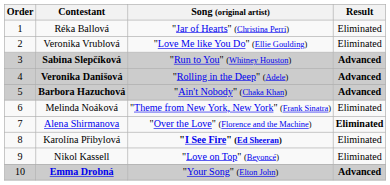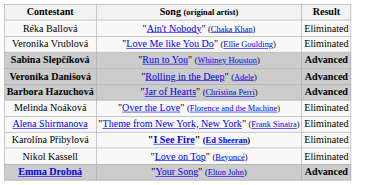- column: (20, 12)
(231, 28) "Jar of Hearts" (Christina Perri) -> (199, 28) "Ain't Nobody" (Chaka Khan)
(231, 92) "Ain't Nobody" (Chaka Khan) -> (199, 92) "Jar of Hearts" (Christina Perri)
(231, 108) "Theme from New York, New York" (Frank Sinatra) -> (199, 108) "Over the Love" (Florence and the Machine)
(231, 124) "Over the Love" (Florence and the Machine) -> (199, 124) "Theme from New York, New York" (Frank Sinatra)
(360, 124) bold -> (326, 124) normal
